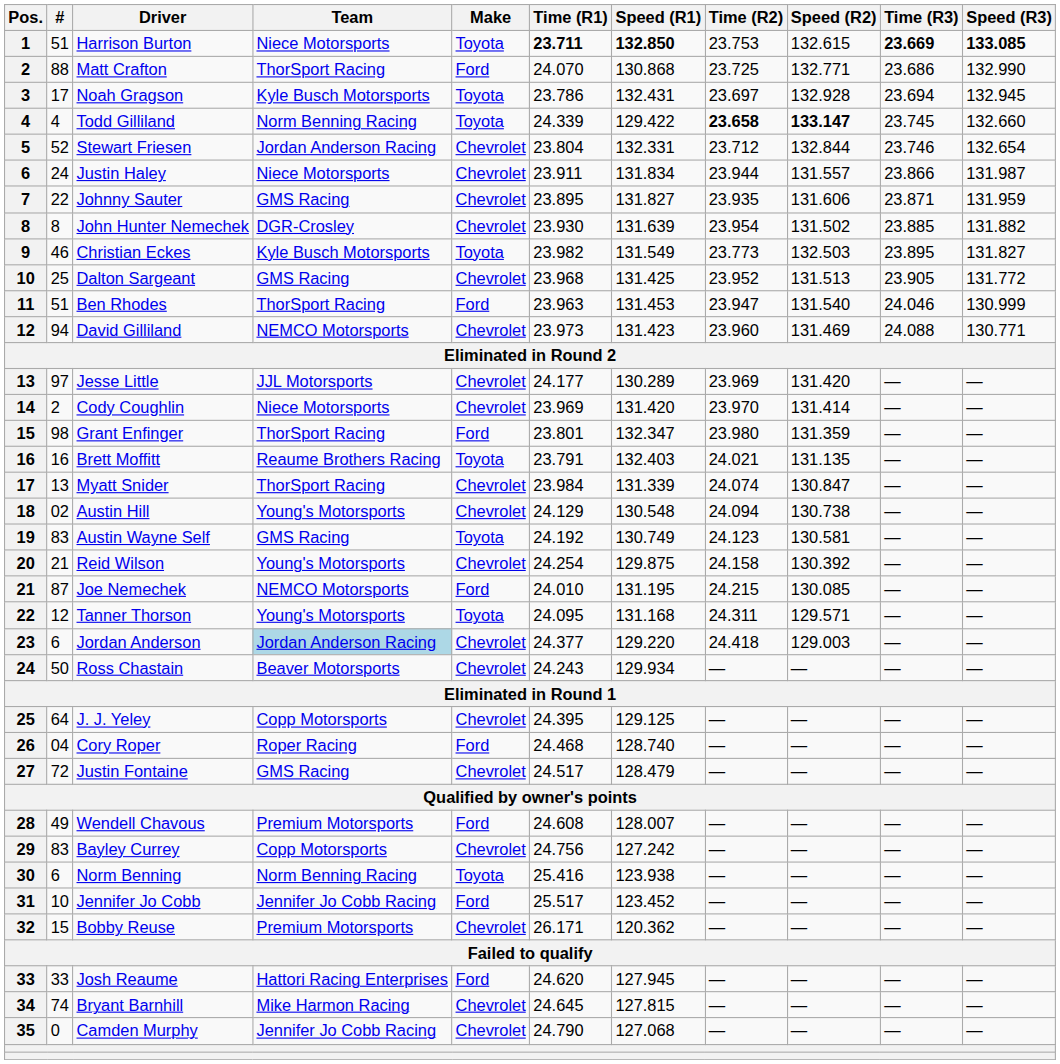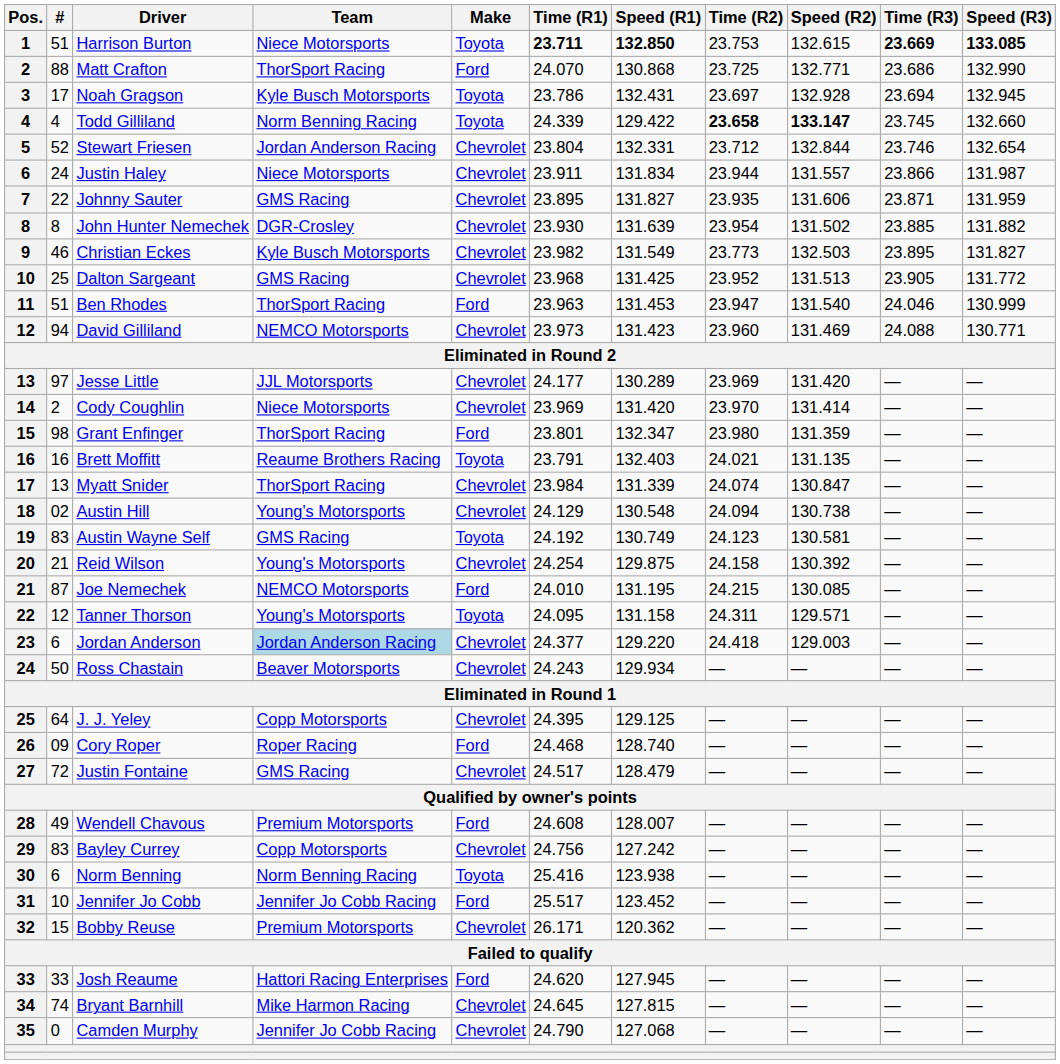(480, 252) Toyota -> (491, 252) Chevrolet
(645, 615) 131.168 -> (645, 615) 131.158
(60, 745) 04 -> (60, 745) 09
